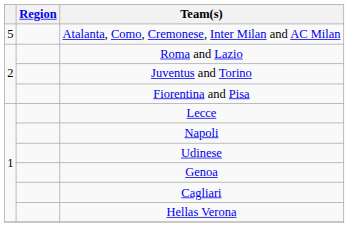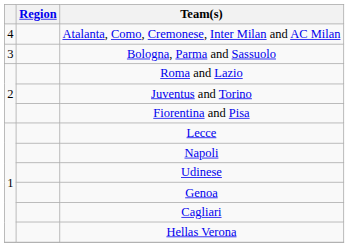(10, 34) 5 -> (10, 34) 4
+ row: (201, 53)
